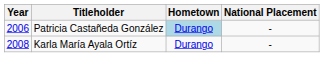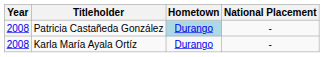(18, 28) 2006 -> (18, 28) 2008
